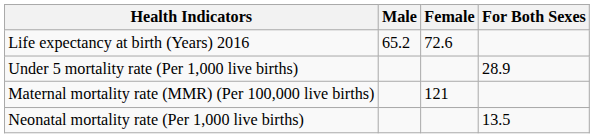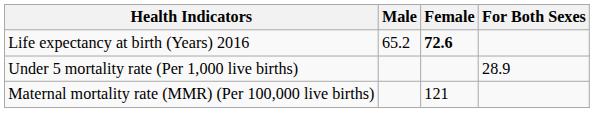(438, 42) normal -> (438, 42) bold
- row: (156, 119)
